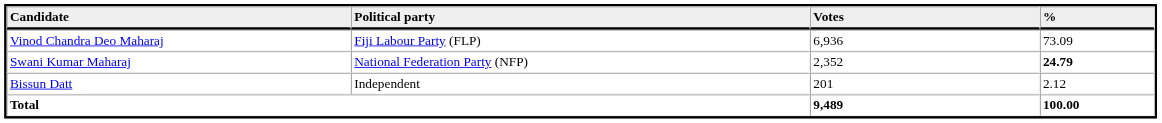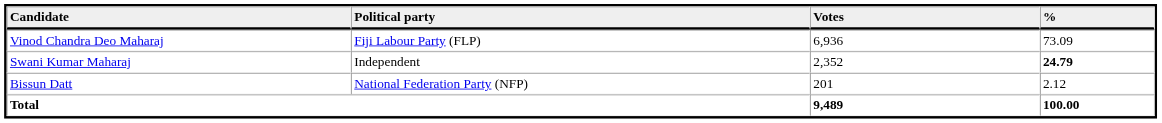(441, 62) National Federation Party (NFP) -> (387, 62) Independent
(387, 83) Independent -> (441, 83) National Federation Party (NFP)
